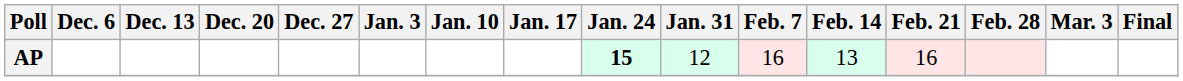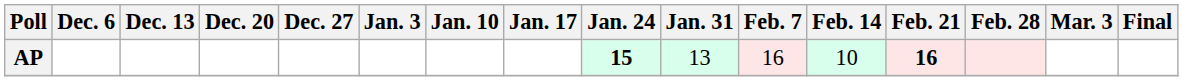(700, 57) 12 -> (700, 57) 13
(847, 57) 13 -> (847, 57) 10
(926, 57) normal -> (926, 57) bold
